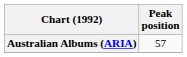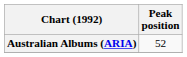(161, 43) 57 -> (161, 43) 52
